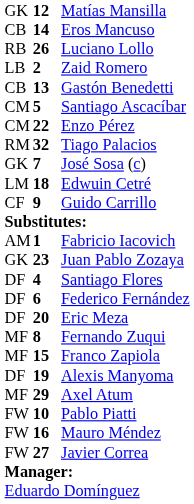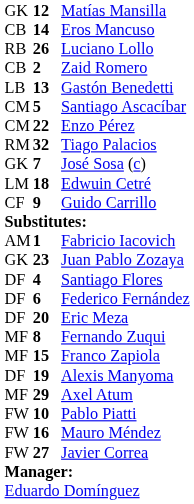(15, 68) LB -> (15, 68) CB
(15, 87) CB -> (15, 87) LB
